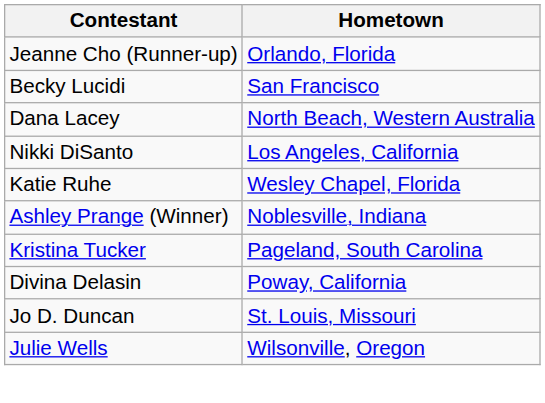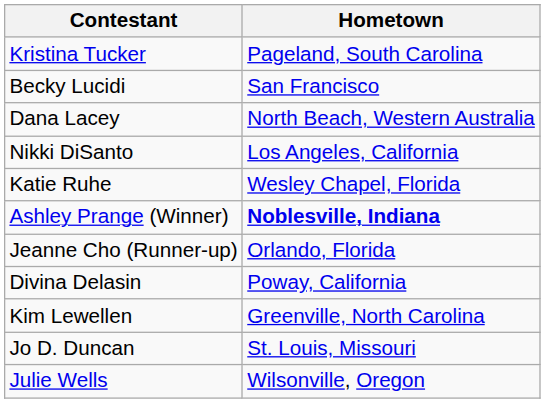rows swapped: (124, 53) <-> (78, 250)
(337, 217) normal -> (344, 217) bold
+ row: (71, 315)
